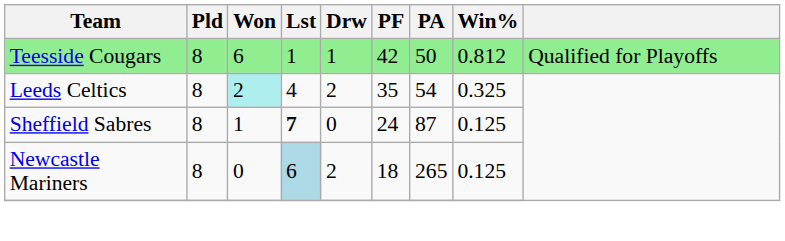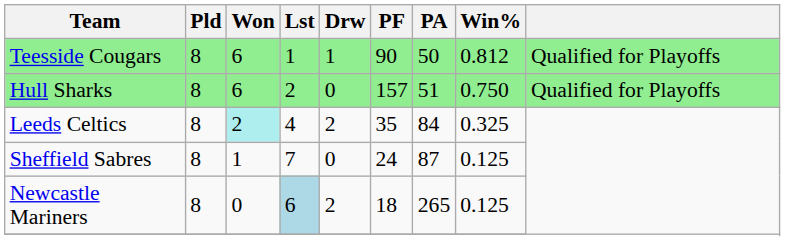(388, 55) 42 -> (386, 55) 90
+ row: (61, 90)
(426, 90) 54 -> (429, 124) 84
(291, 124) bold -> (290, 158) normal
